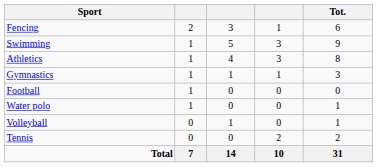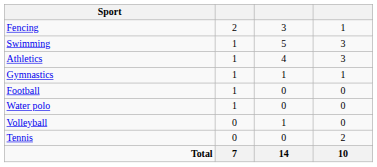- column: (338, 12)
